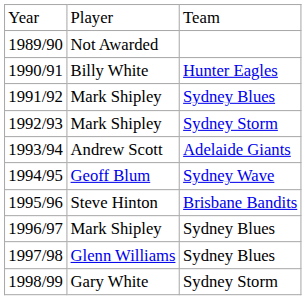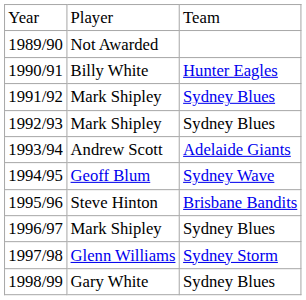(230, 123) Sydney Storm -> (229, 123) Sydney Blues
(229, 255) Sydney Blues -> (230, 255) Sydney Storm
(230, 281) Sydney Storm -> (229, 281) Sydney Blues
